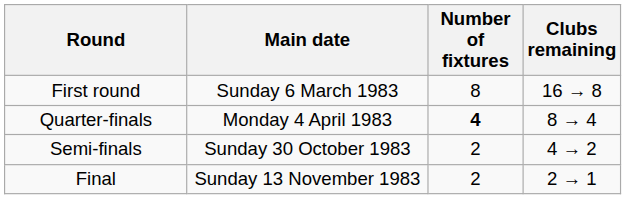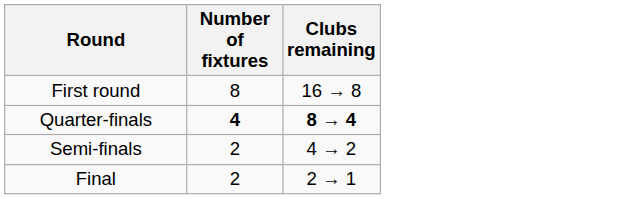- column: (307, 40)
(572, 119) normal -> (331, 119) bold
